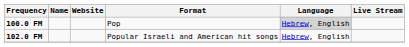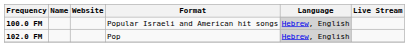(114, 23) Pop -> (193, 23) Popular Israeli and American hit songs
(193, 35) Popular Israeli and American hit songs -> (114, 35) Pop
(316, 35) no background -> (316, 35) lightgrey background
